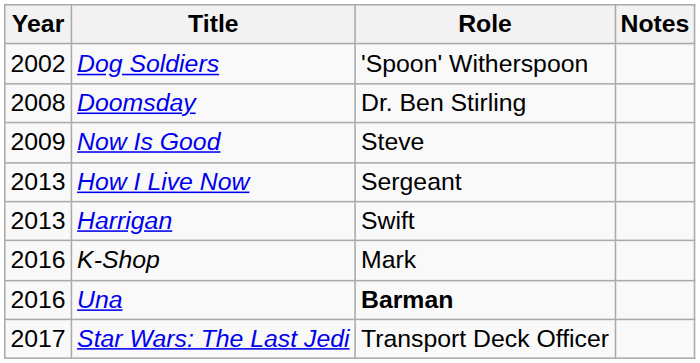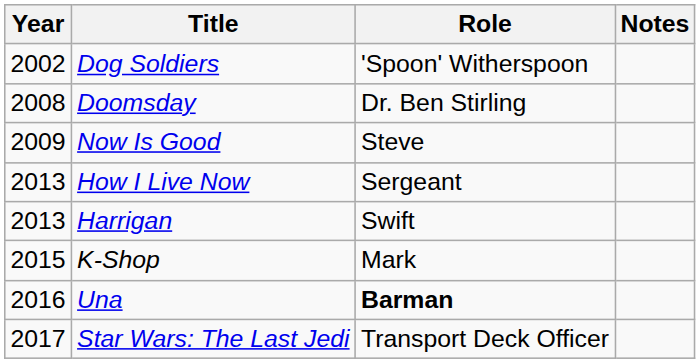(38, 260) 2016 -> (38, 260) 2015
